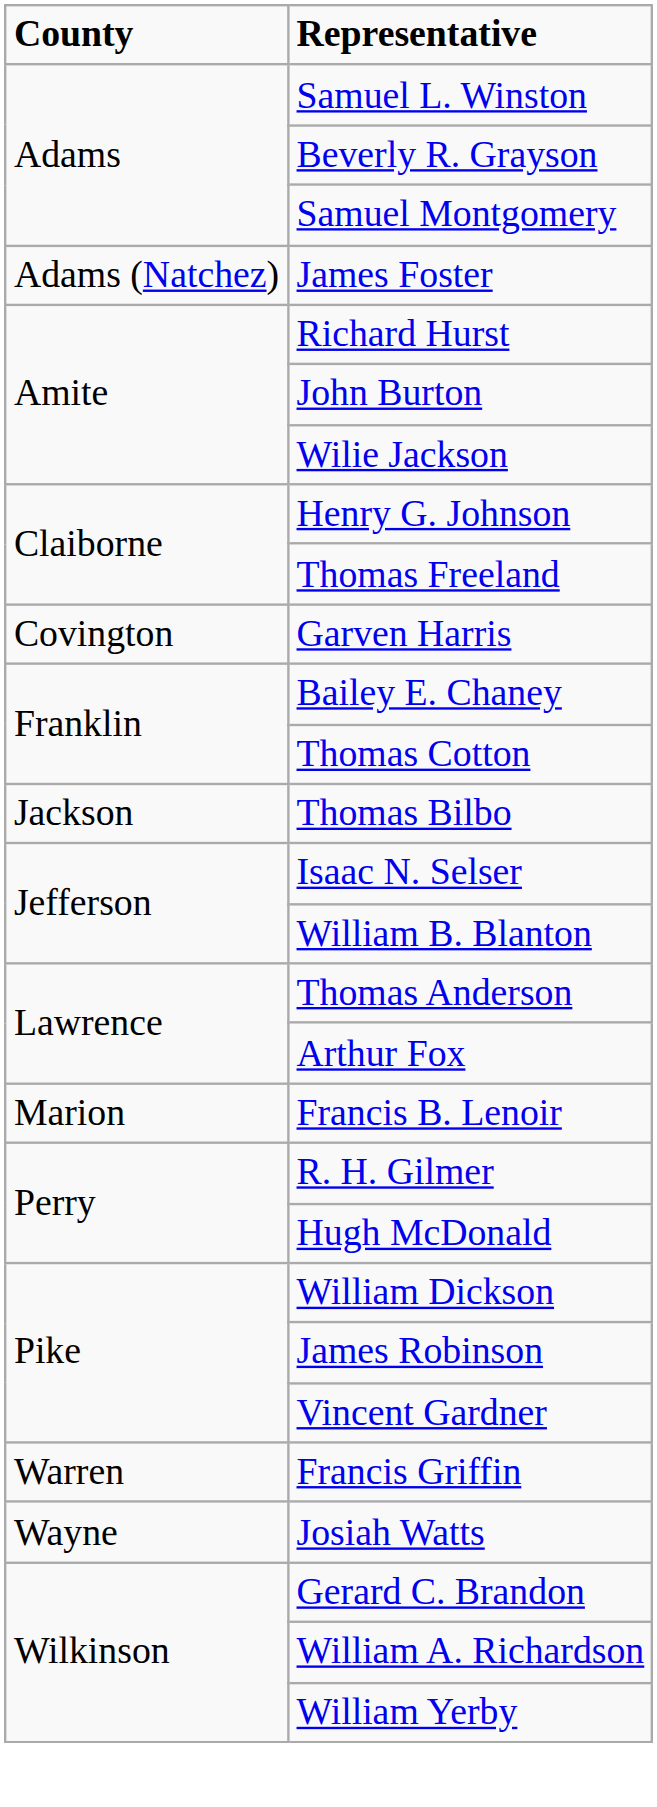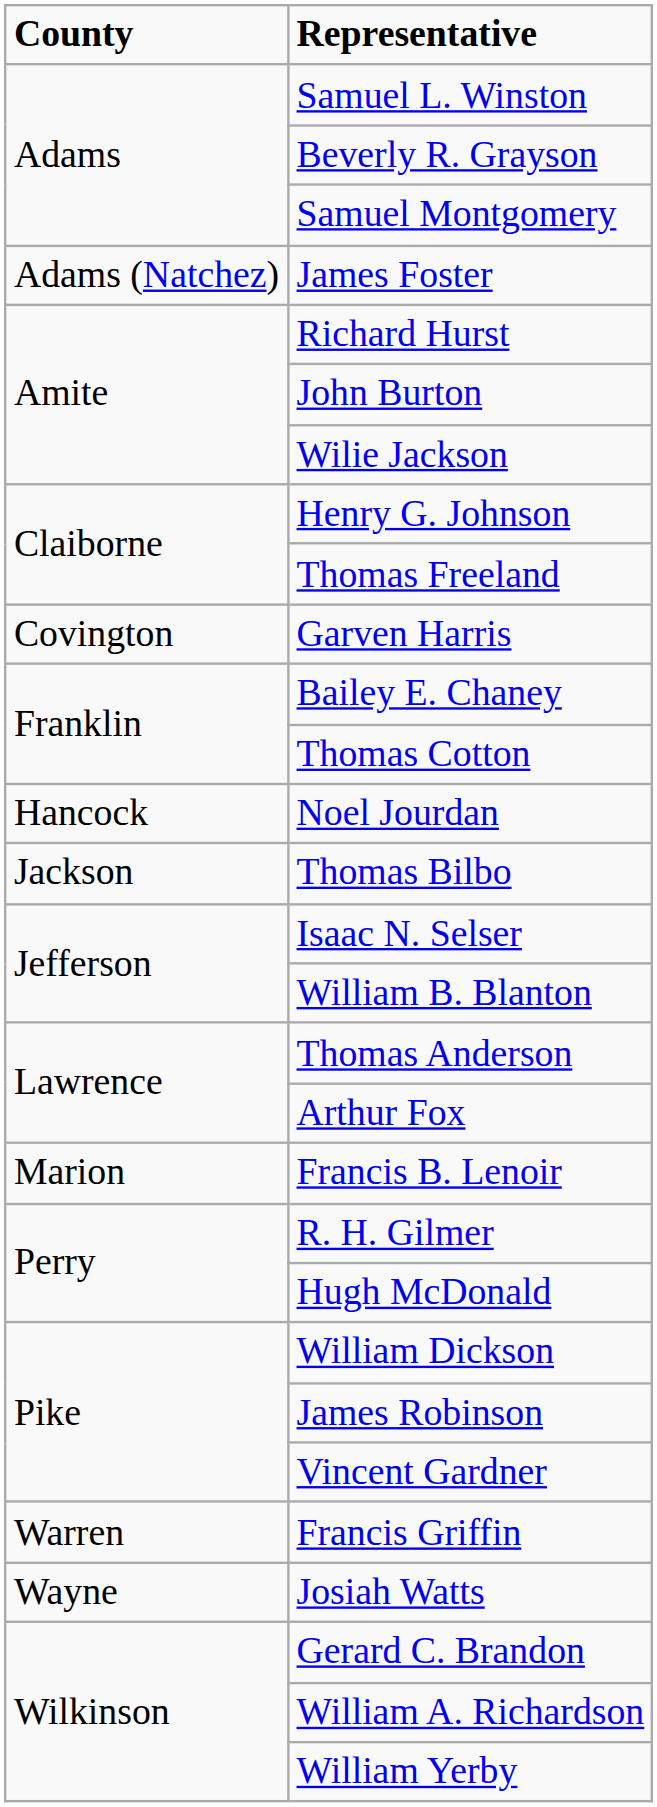+ row: (398, 812)
